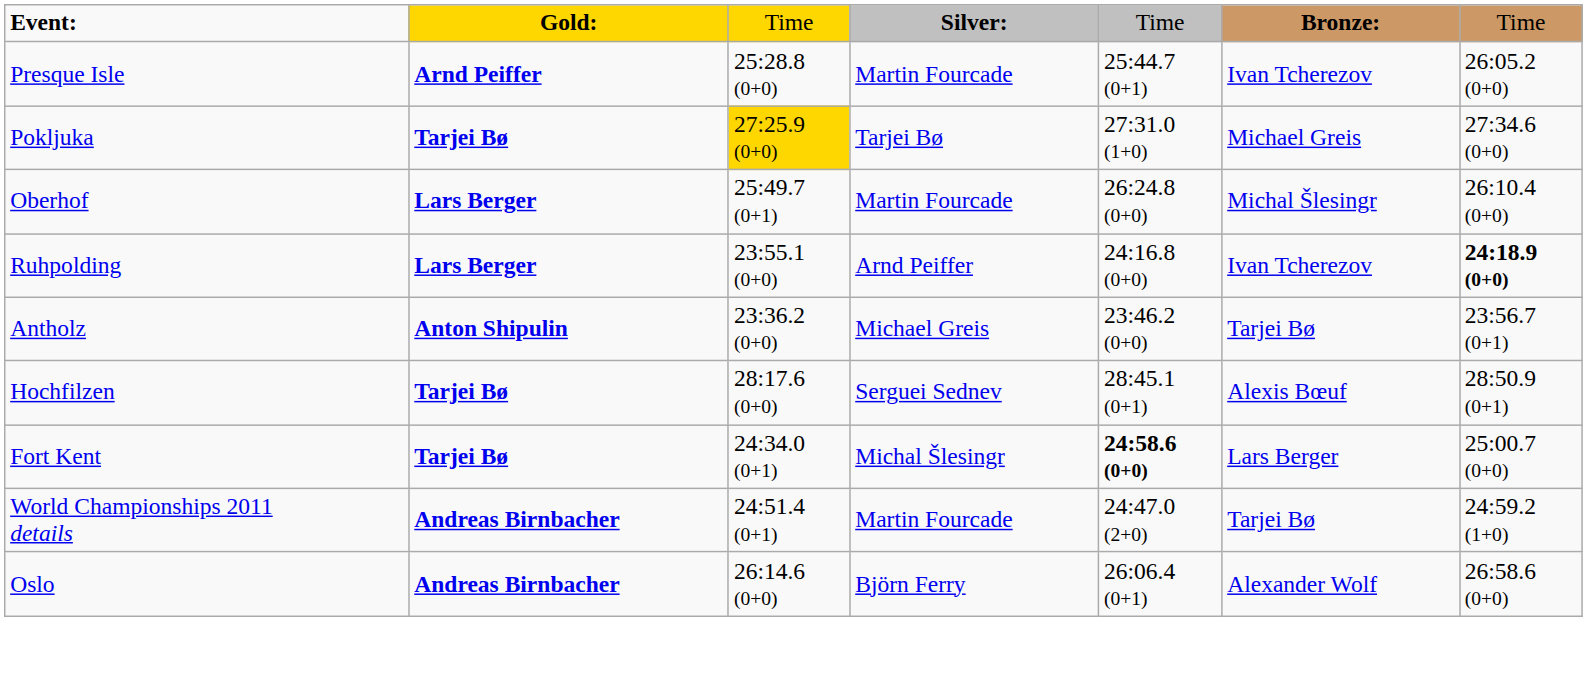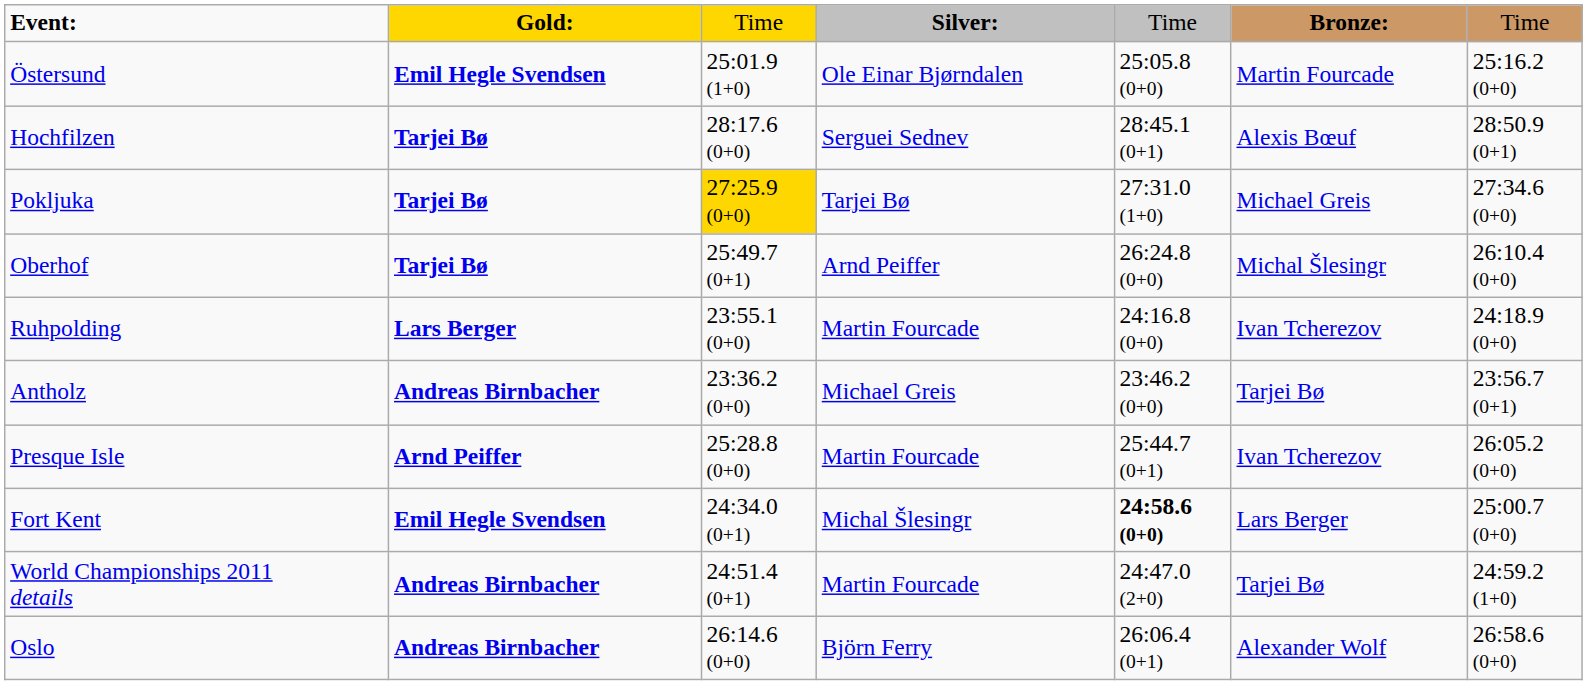+ row: (58, 73)
rows swapped: (62, 392) <-> (67, 73)
(475, 201) Lars Berger -> (441, 264) Tarjei Bø
(934, 201) Martin Fourcade -> (881, 264) Arnd Peiffer
(914, 264) Arnd Peiffer -> (900, 328) Martin Fourcade
(1501, 264) bold -> (1508, 328) normal
(491, 328) Anton Shipulin -> (497, 392) Andreas Birnbacher
(461, 456) Tarjei Bø -> (500, 520) Emil Hegle Svendsen
